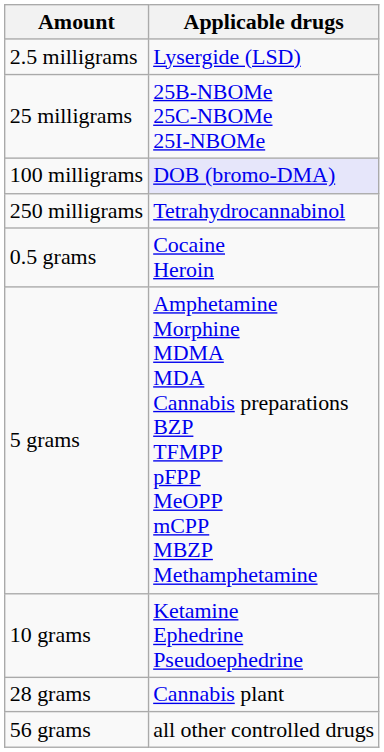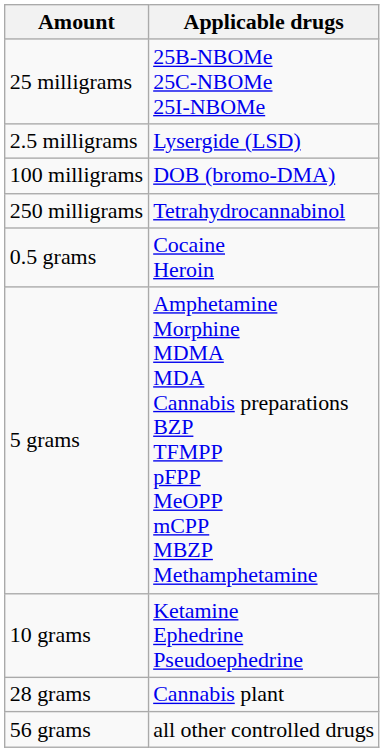rows swapped: (74, 56) <-> (71, 116)
(244, 175) lavender background -> (244, 175) no background
